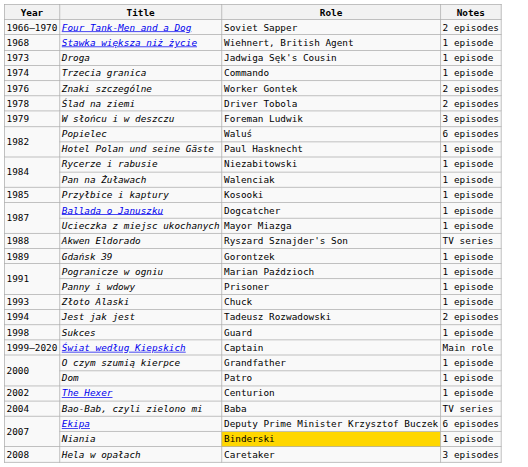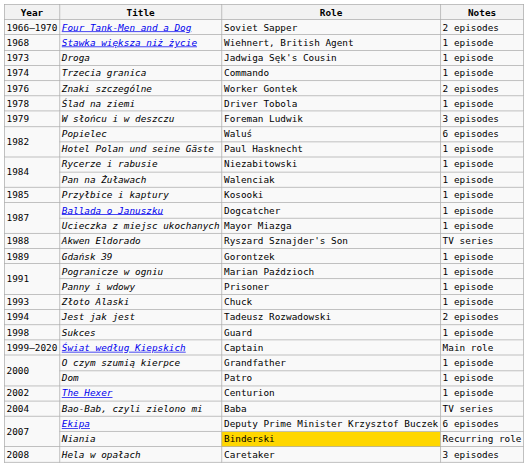(471, 104) 2 episodes -> (468, 104) 1 episode
(468, 439) 1 episode -> (482, 439) Recurring role
